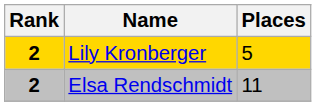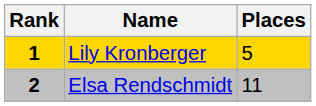(34, 52) 2 -> (34, 52) 1
